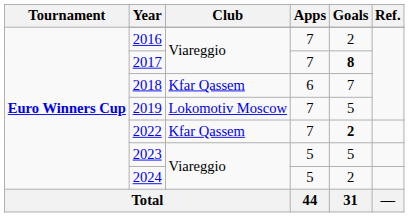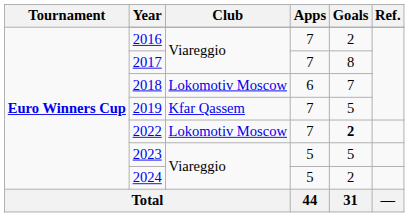(351, 62) bold -> (351, 62) normal
(207, 85) Kfar Qassem -> (228, 85) Lokomotiv Moscow
(228, 108) Lokomotiv Moscow -> (207, 108) Kfar Qassem
(207, 131) Kfar Qassem -> (228, 131) Lokomotiv Moscow
